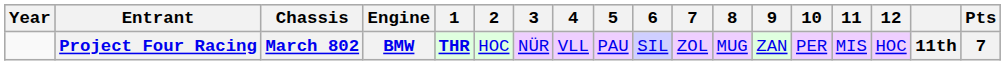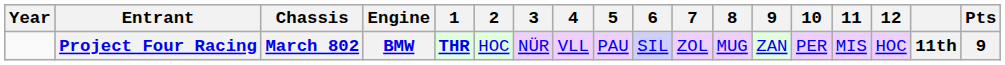(981, 46) 7 -> (981, 46) 9
